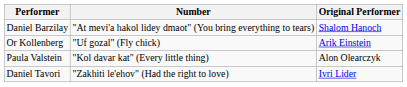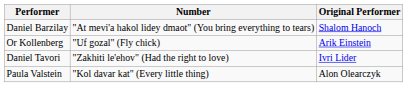rows swapped: (33, 74) <-> (34, 58)
